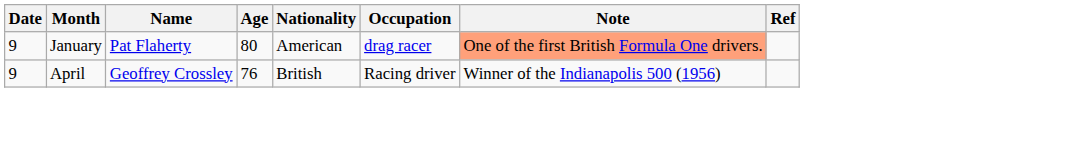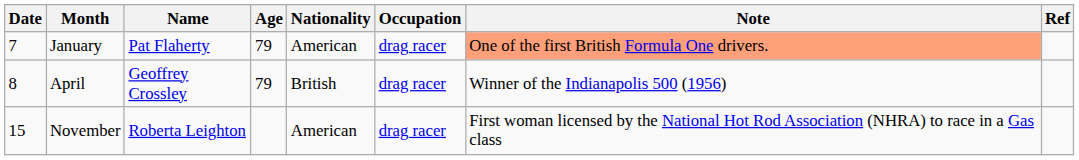(13, 45) 9 -> (13, 45) 7
(249, 45) 80 -> (263, 45) 79
(13, 73) 9 -> (13, 82) 8
(249, 73) 76 -> (263, 82) 79
(410, 73) Racing driver -> (412, 82) drag racer
+ row: (85, 130)
